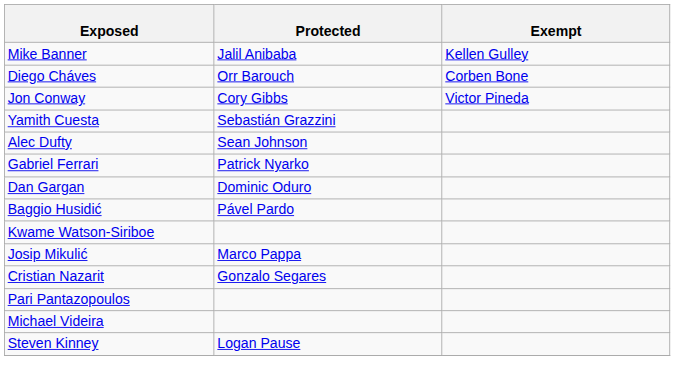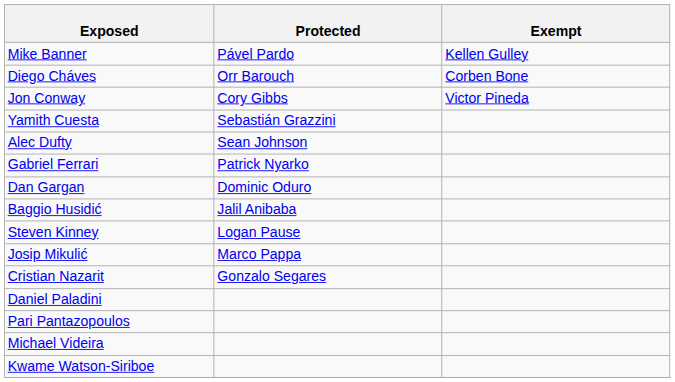(257, 53) Jalil Anibaba -> (256, 53) Pável Pardo
(256, 210) Pável Pardo -> (257, 210) Jalil Anibaba
rows swapped: (53, 344) <-> (81, 232)
+ row: (55, 299)
